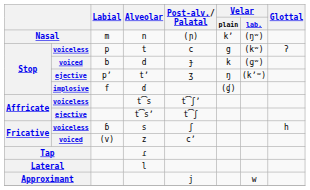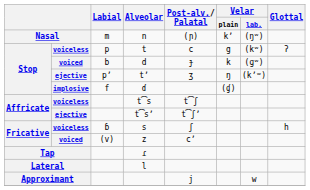(191, 101) t͡ʃʼ -> (191, 101) t͡ʃ
(191, 114) t͡ʃ -> (191, 114) t͡ʃʼ
